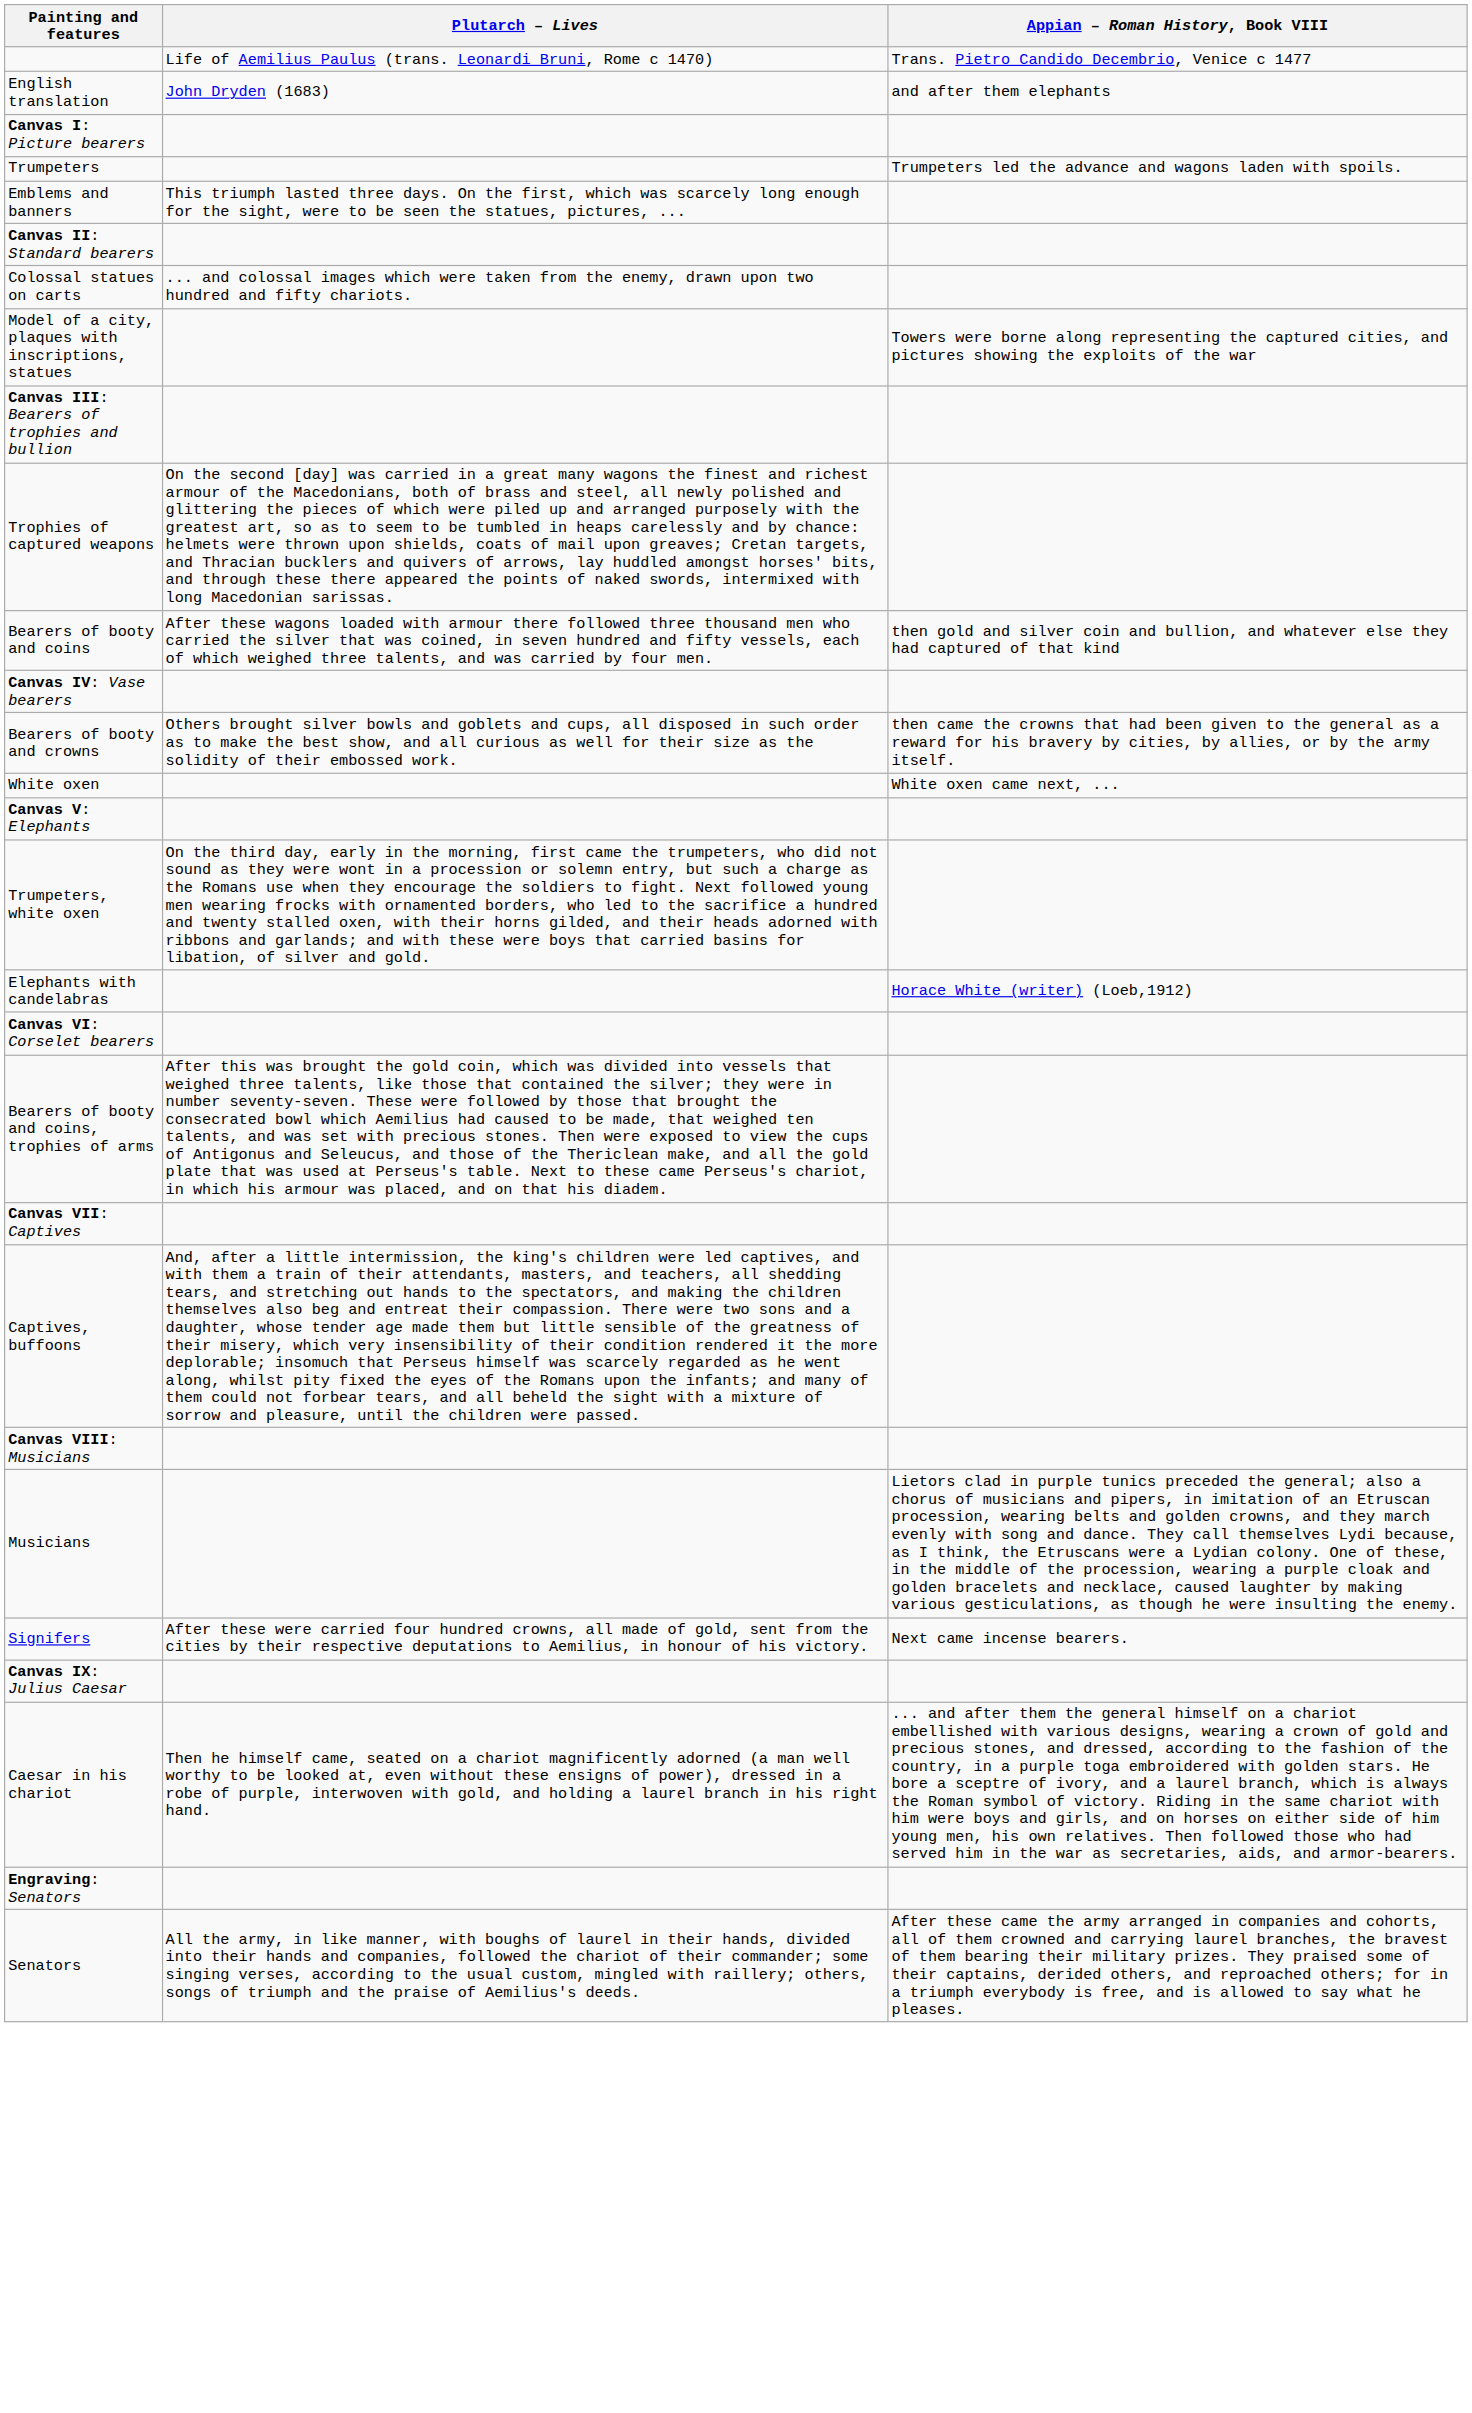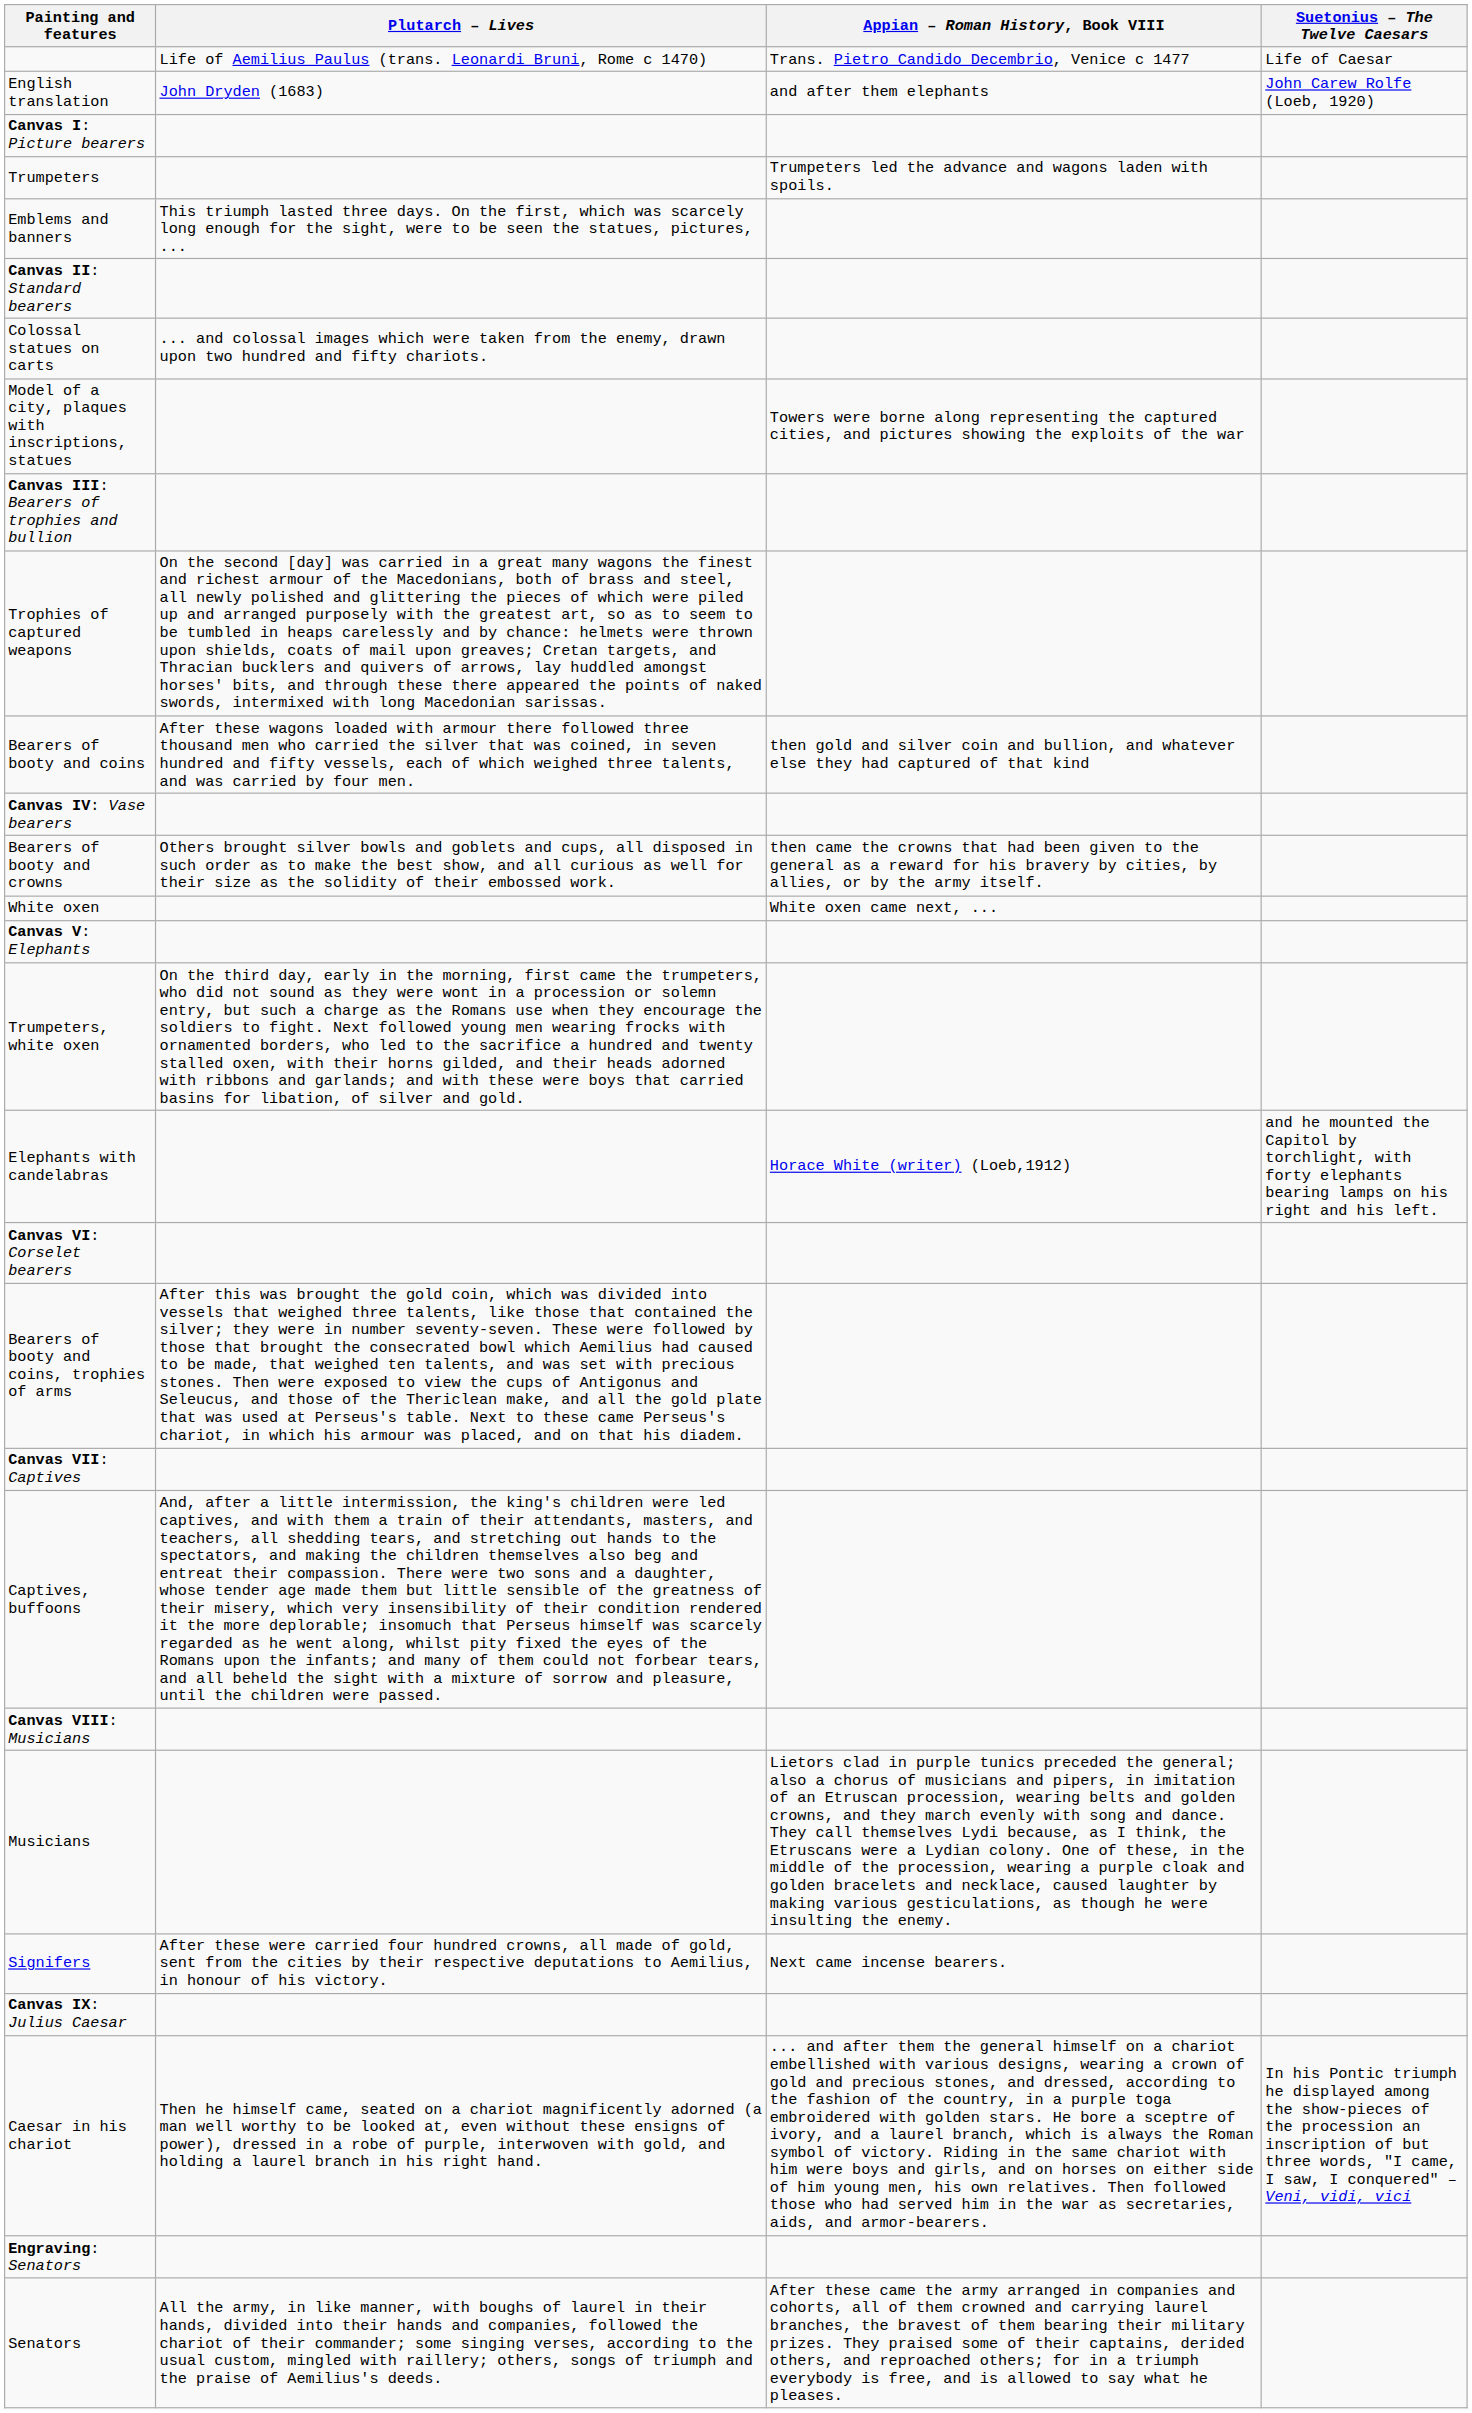+ column: (1364, 26)
